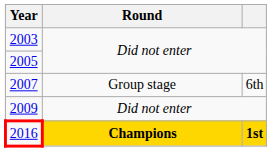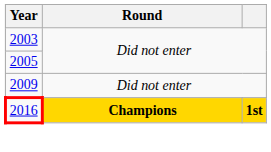- row: (24, 85)
